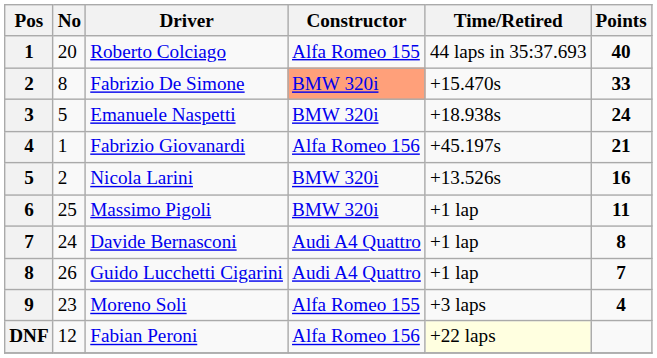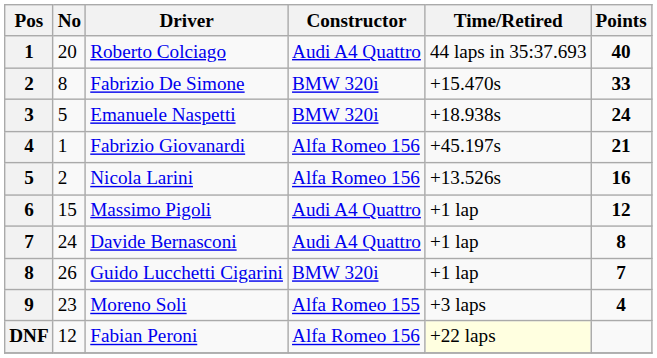(356, 51) Alfa Romeo 155 -> (356, 51) Audi A4 Quattro
(335, 83) lightsalmon background -> (335, 83) no background
(335, 178) BMW 320i -> (356, 178) Alfa Romeo 156
(67, 209) 25 -> (67, 209) 15
(335, 209) BMW 320i -> (356, 209) Audi A4 Quattro
(621, 209) 11 -> (621, 209) 12
(356, 273) Audi A4 Quattro -> (335, 273) BMW 320i
